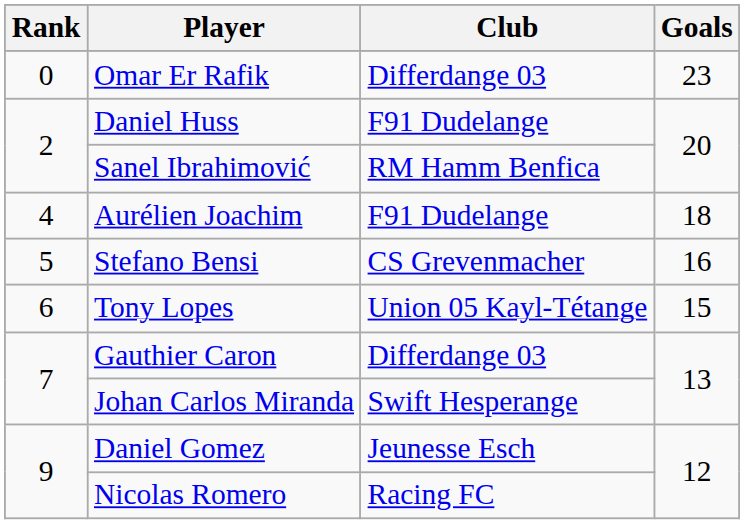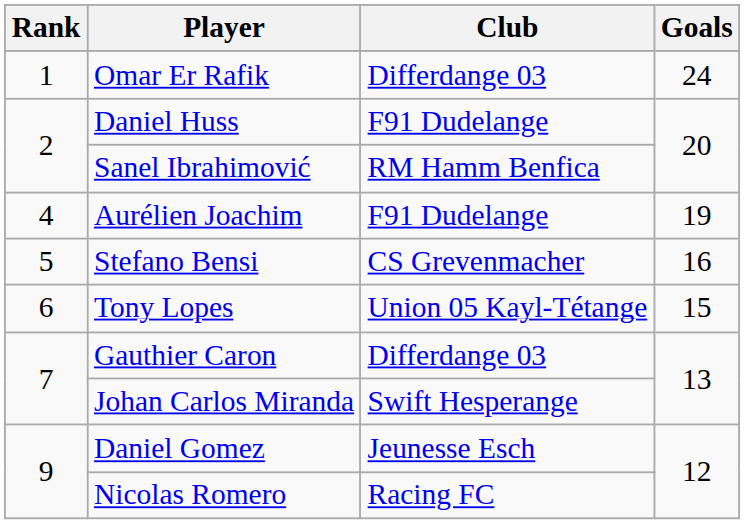(46, 74) 0 -> (46, 74) 1
(697, 74) 23 -> (697, 74) 24
(697, 214) 18 -> (697, 214) 19
